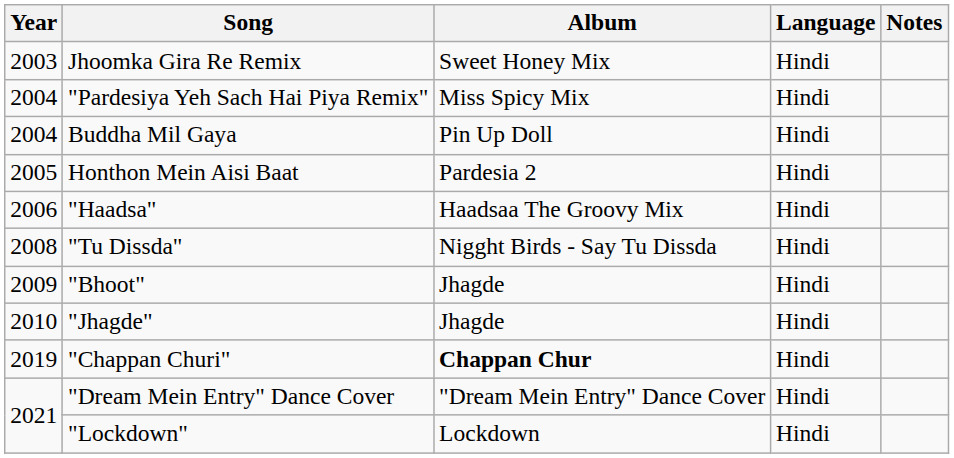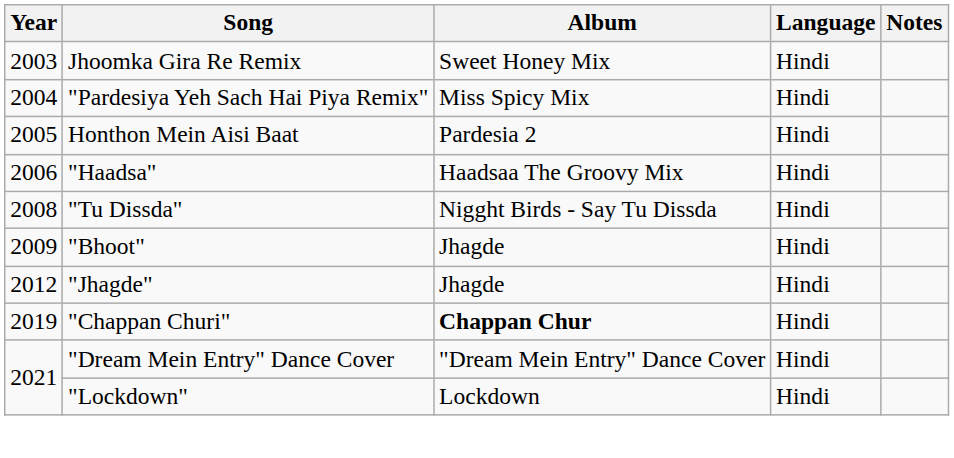- row: (152, 135)
(34, 321) 2010 -> (34, 284) 2012
